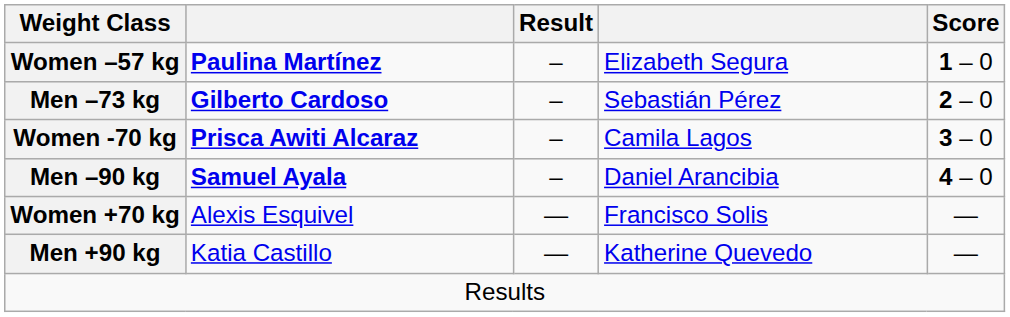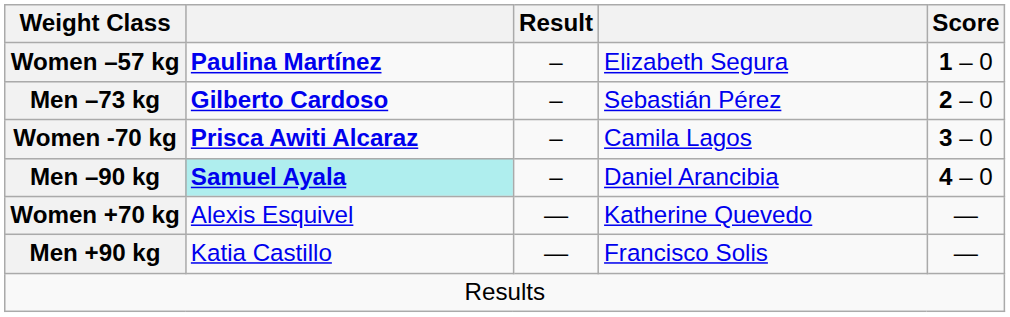(269, 176) no background -> (269, 176) paleturquoise background
(686, 215) Francisco Solis -> (708, 215) Katherine Quevedo
(708, 253) Katherine Quevedo -> (686, 253) Francisco Solis
